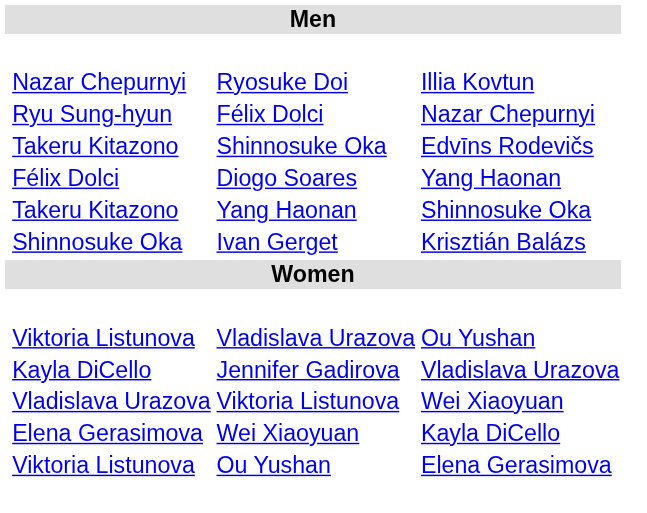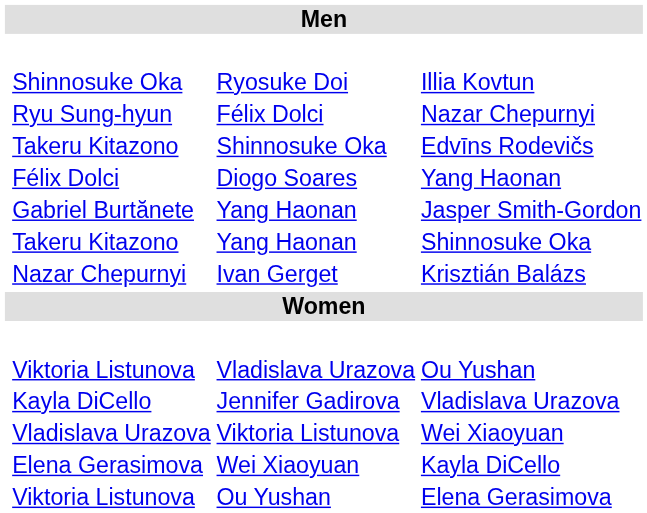(99, 82) Nazar Chepurnyi -> (97, 82) Shinnosuke Oka
+ row: (287, 210)
(97, 242) Shinnosuke Oka -> (99, 274) Nazar Chepurnyi
